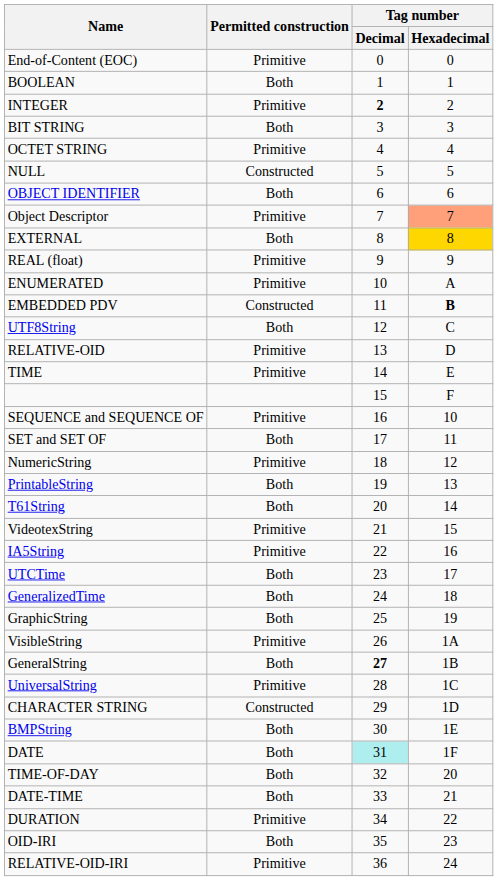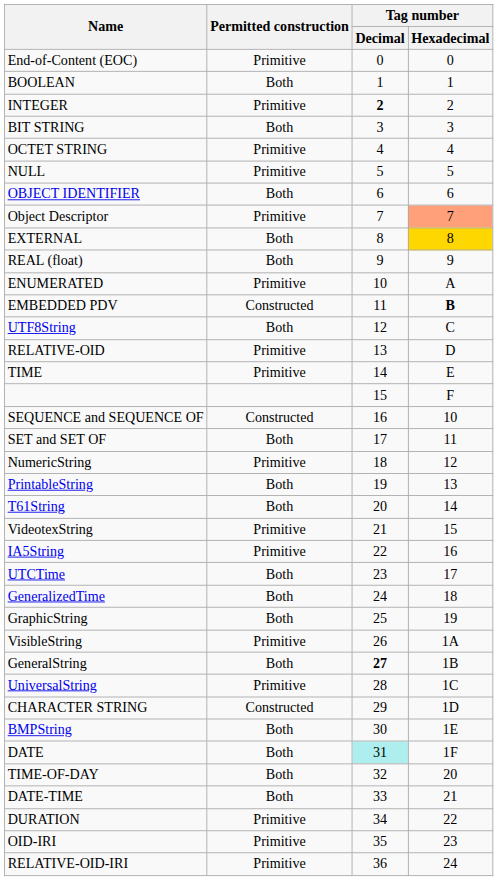(280, 171) Constructed -> (280, 171) Primitive
(280, 261) Primitive -> (280, 261) Both
(280, 417) Primitive -> (280, 417) Constructed
(280, 841) Both -> (280, 841) Primitive
